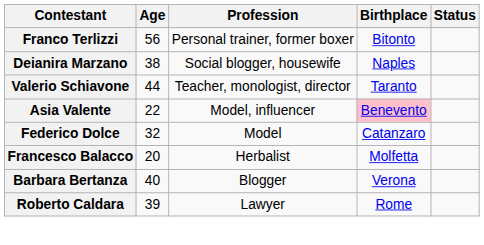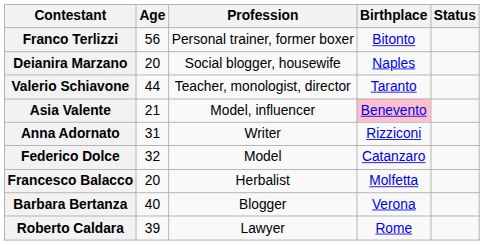(152, 63) 38 -> (152, 63) 20
(152, 110) 22 -> (152, 110) 21
+ row: (70, 133)
